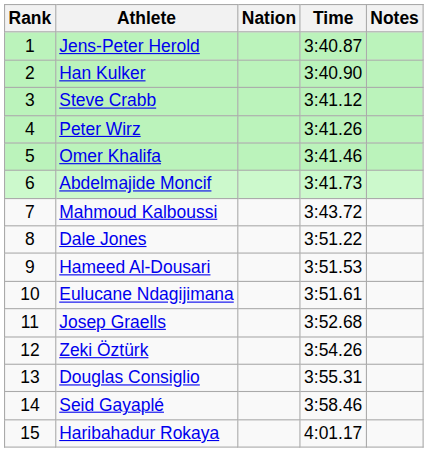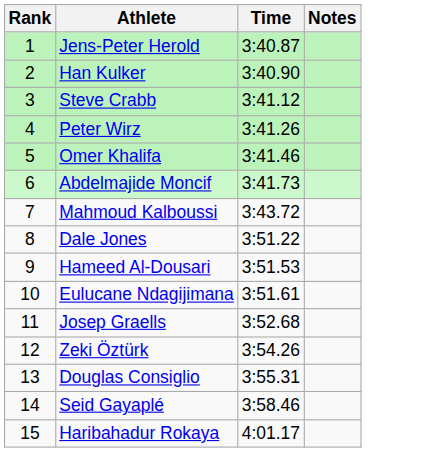- column: (269, 18)
